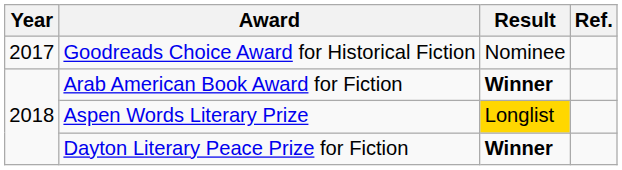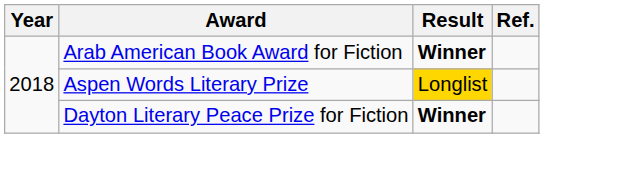- row: (269, 52)
